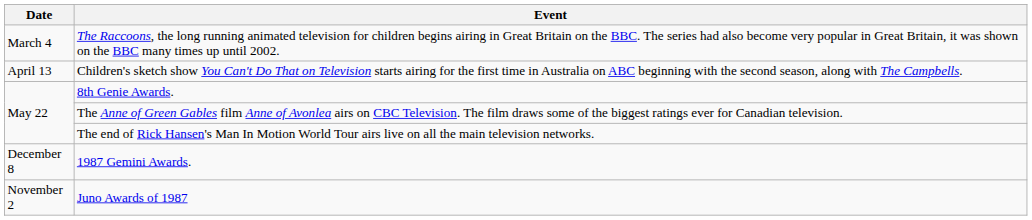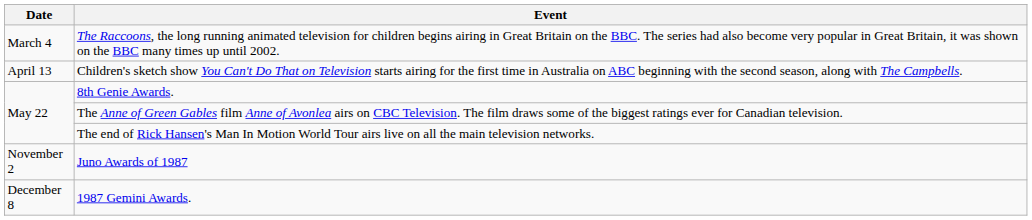rows swapped: (132, 197) <-> (134, 161)
